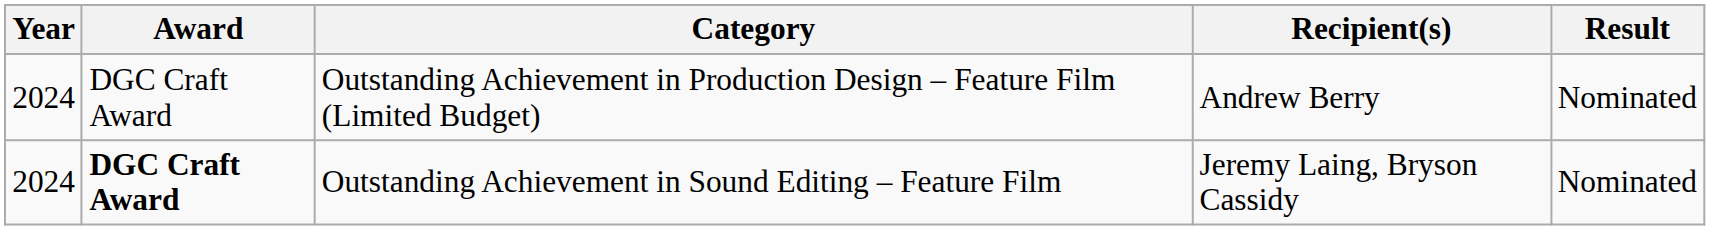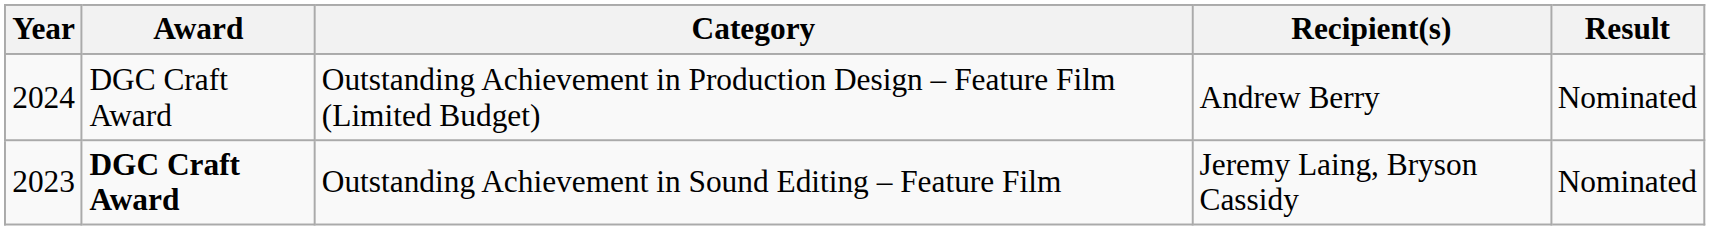(44, 181) 2024 -> (44, 181) 2023
